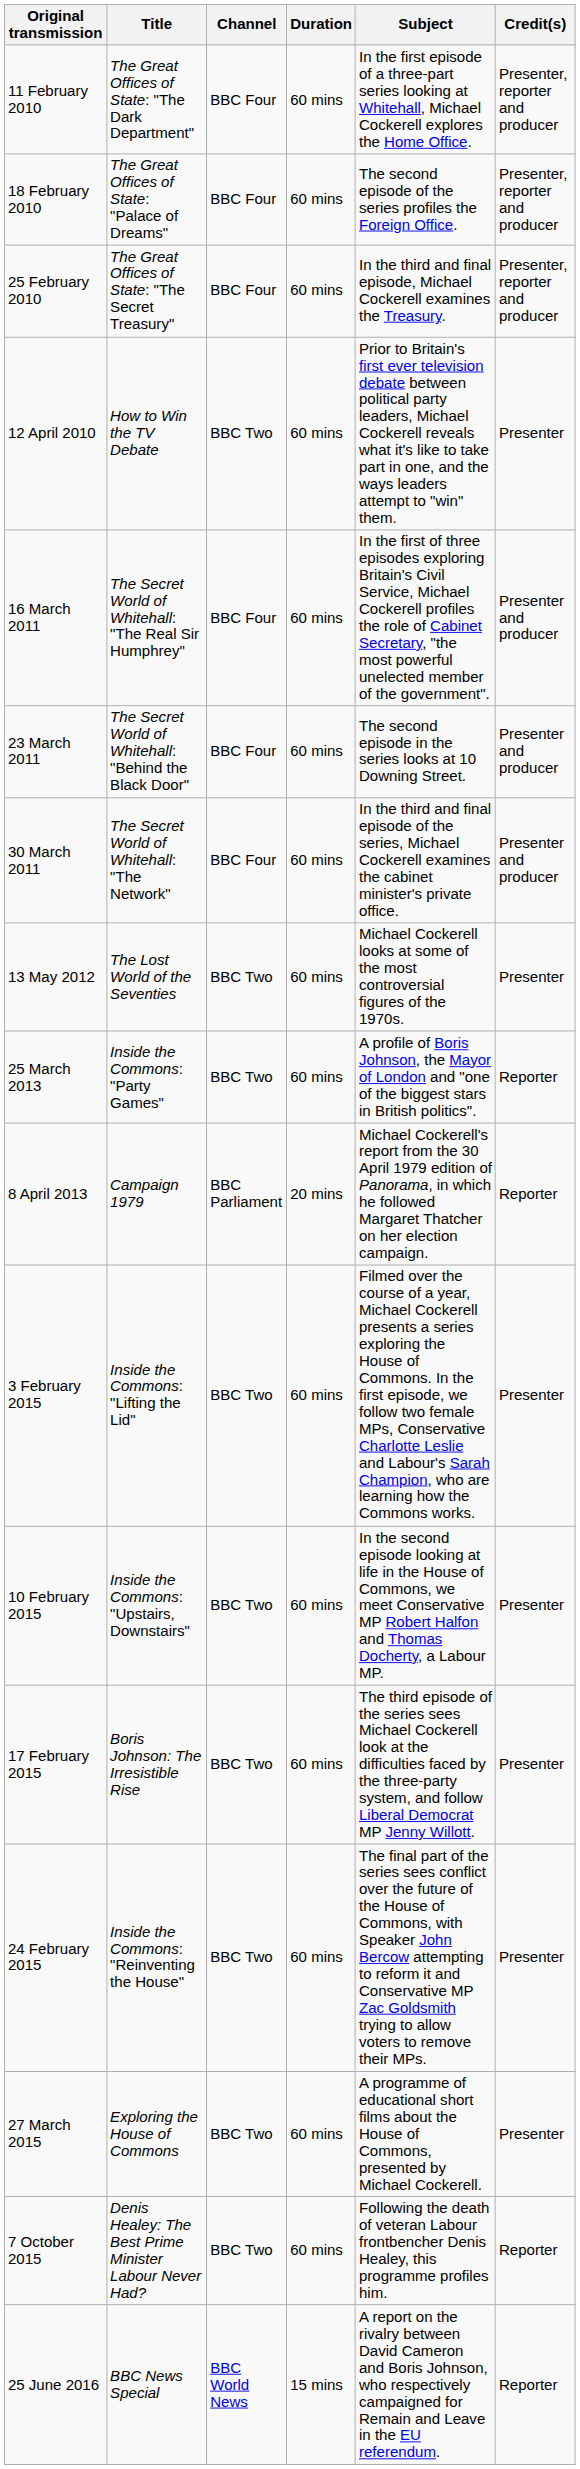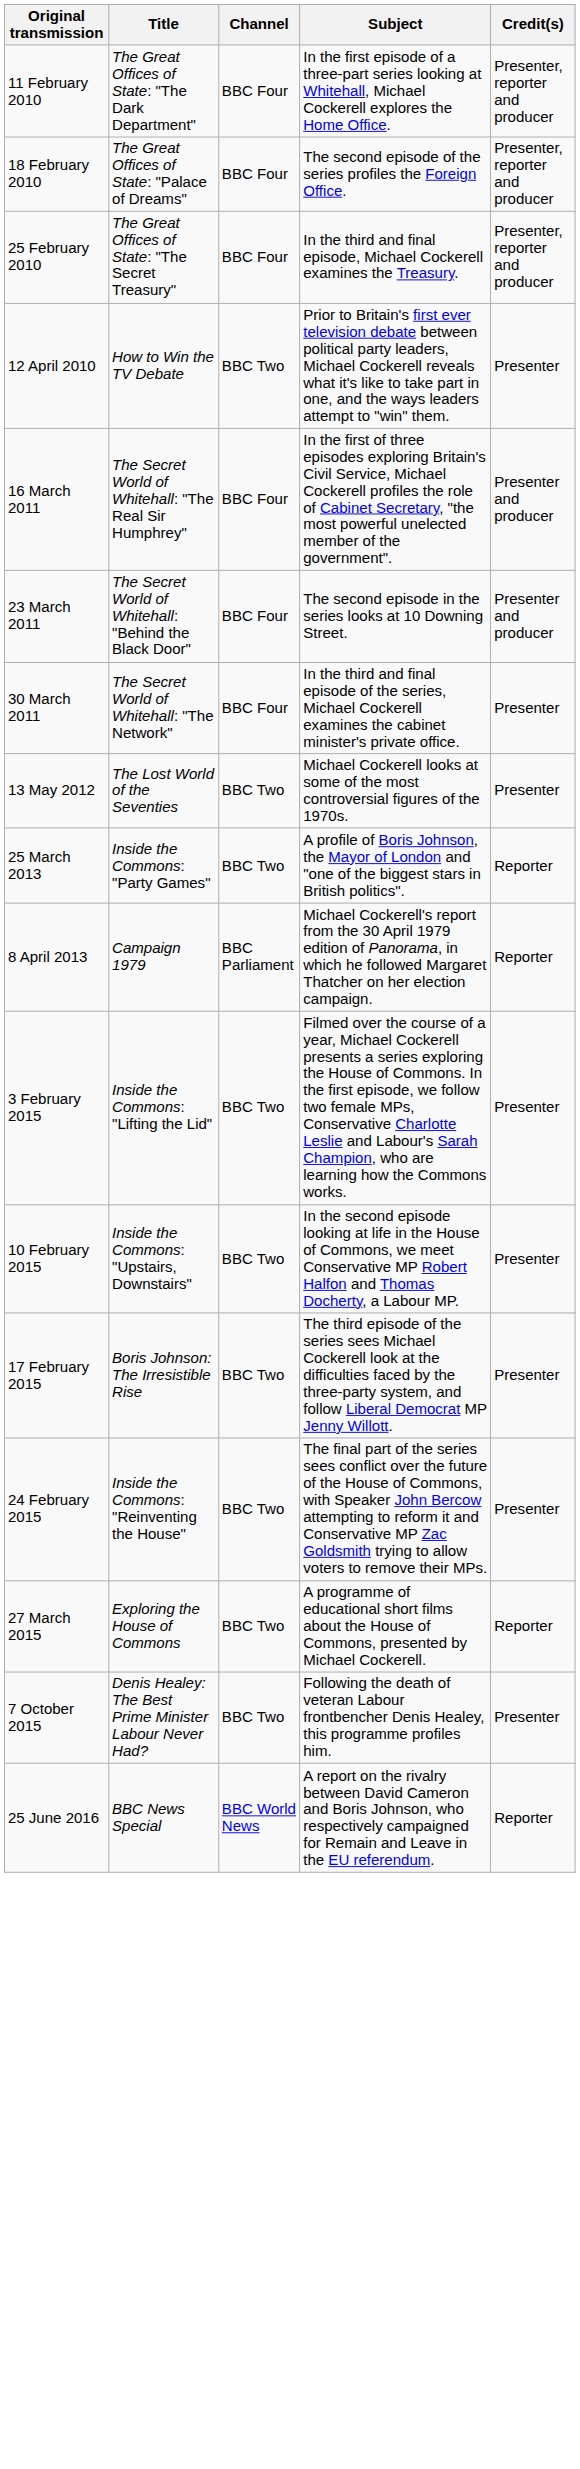- column: (321, 24)
(532, 860) Presenter and producer -> (527, 707) Presenter
(532, 2133) Presenter -> (523, 1626) Reporter
(528, 2250) Reporter -> (527, 1717) Presenter
